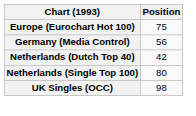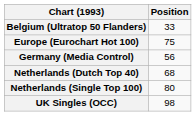+ row: (76, 27)
(161, 57) 42 -> (170, 73) 68
